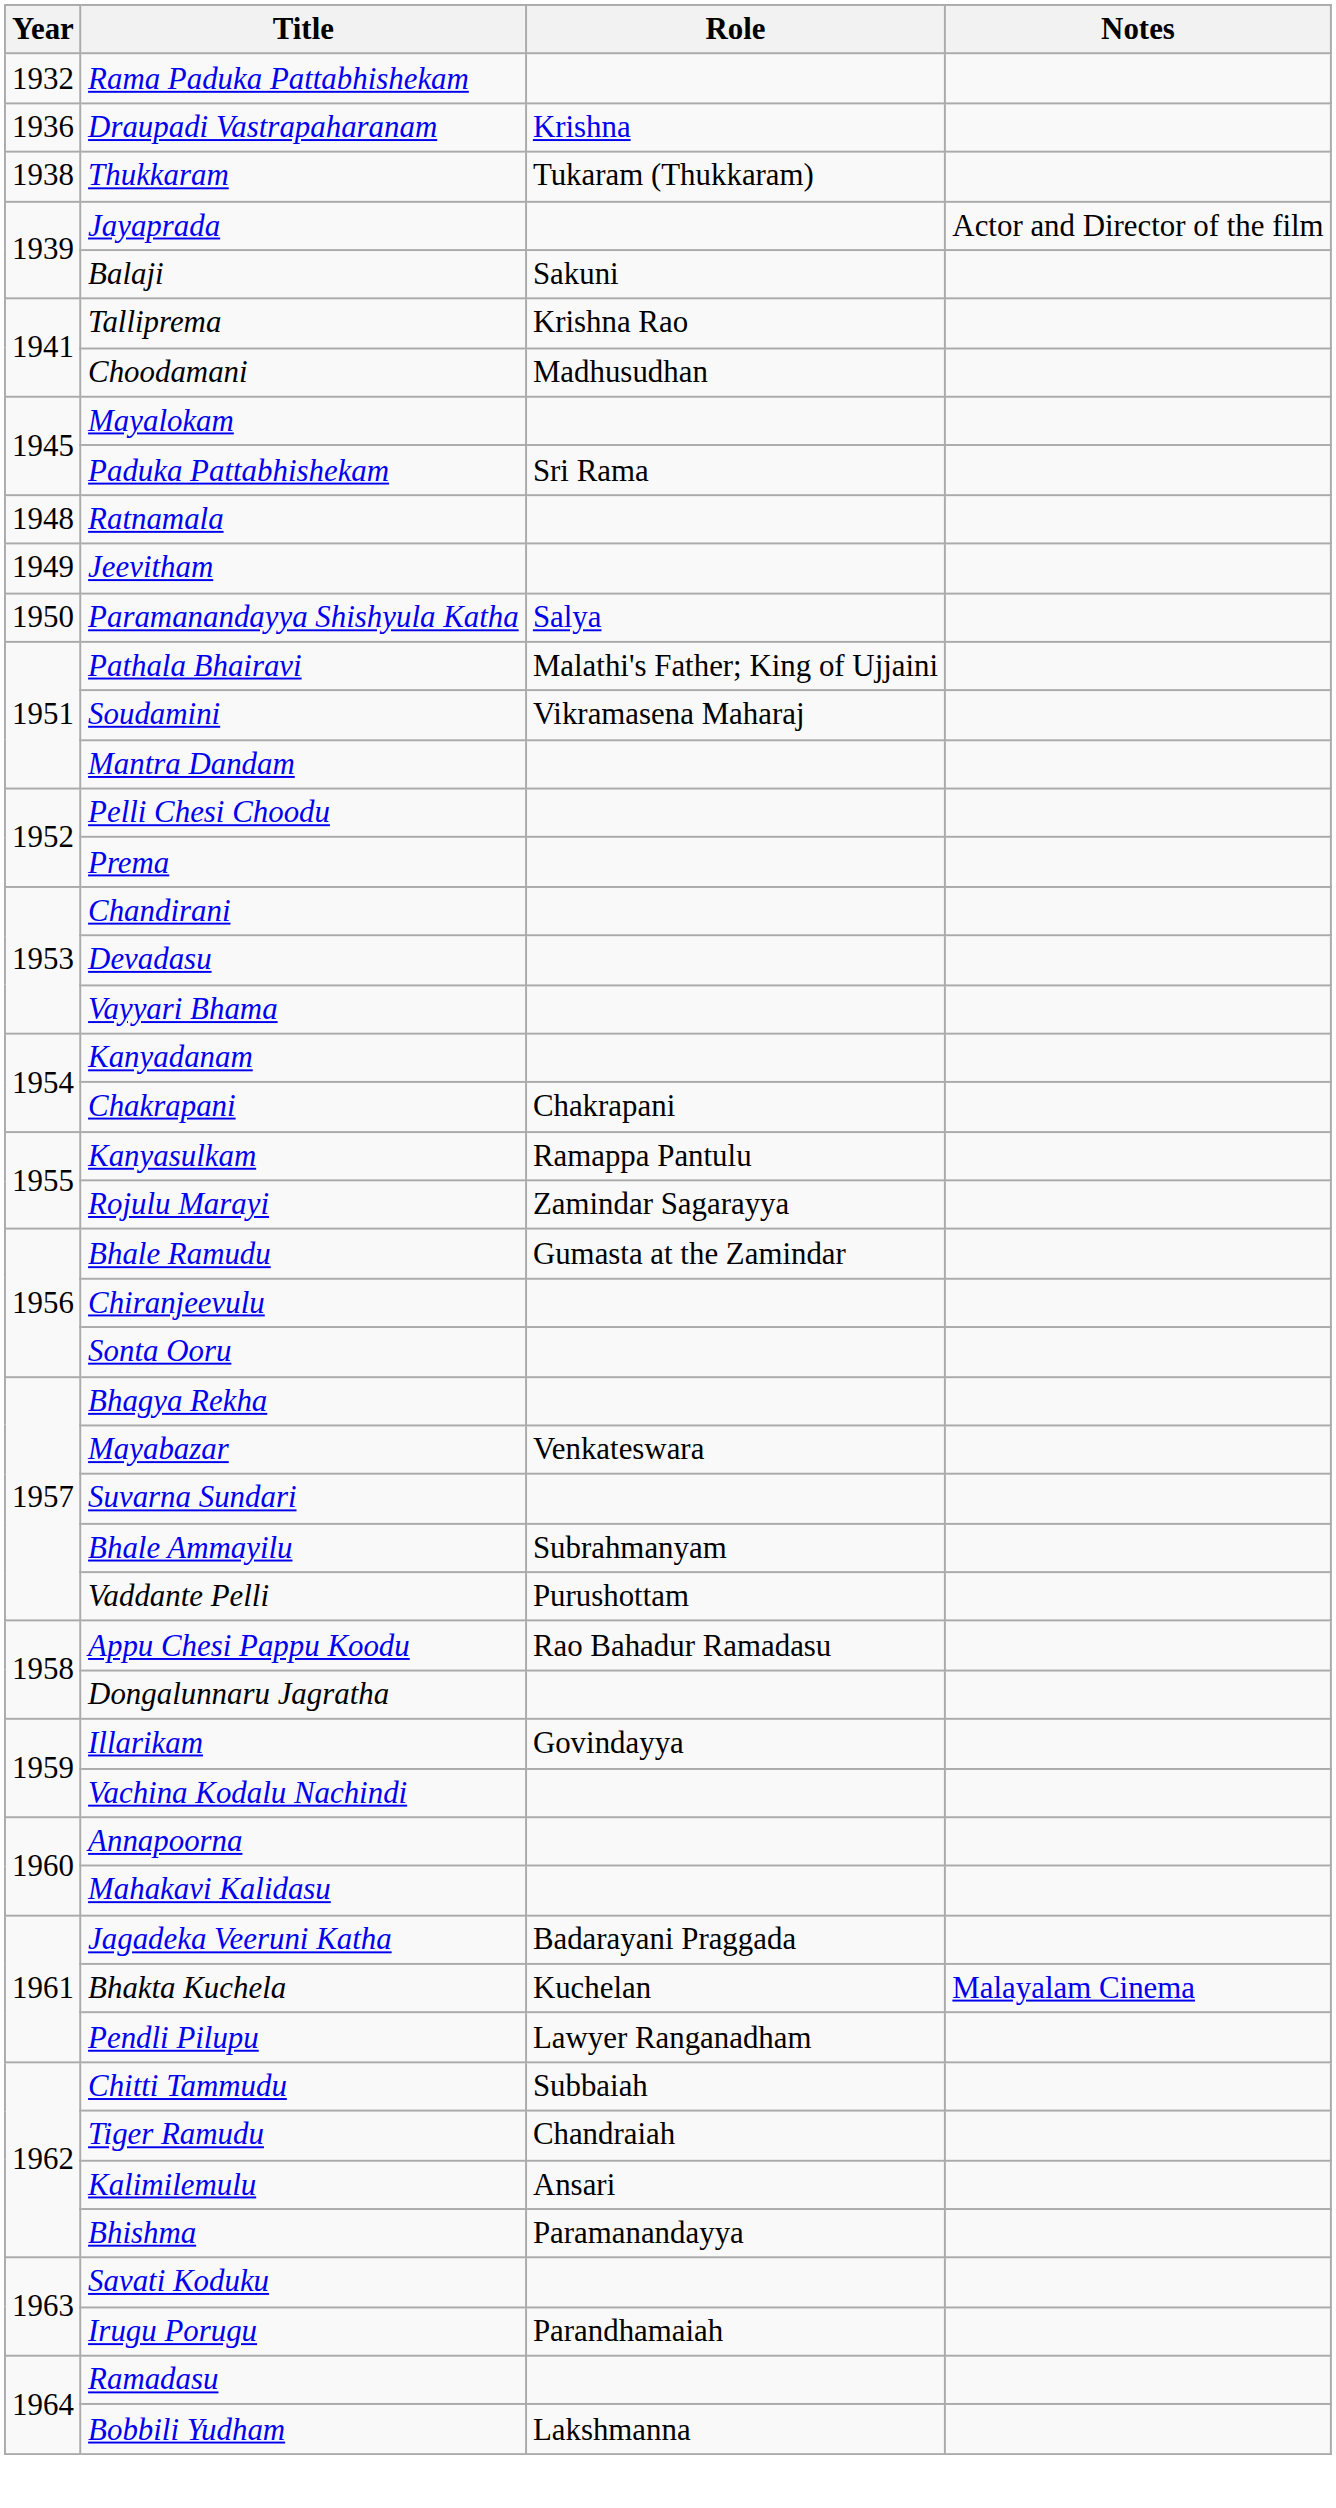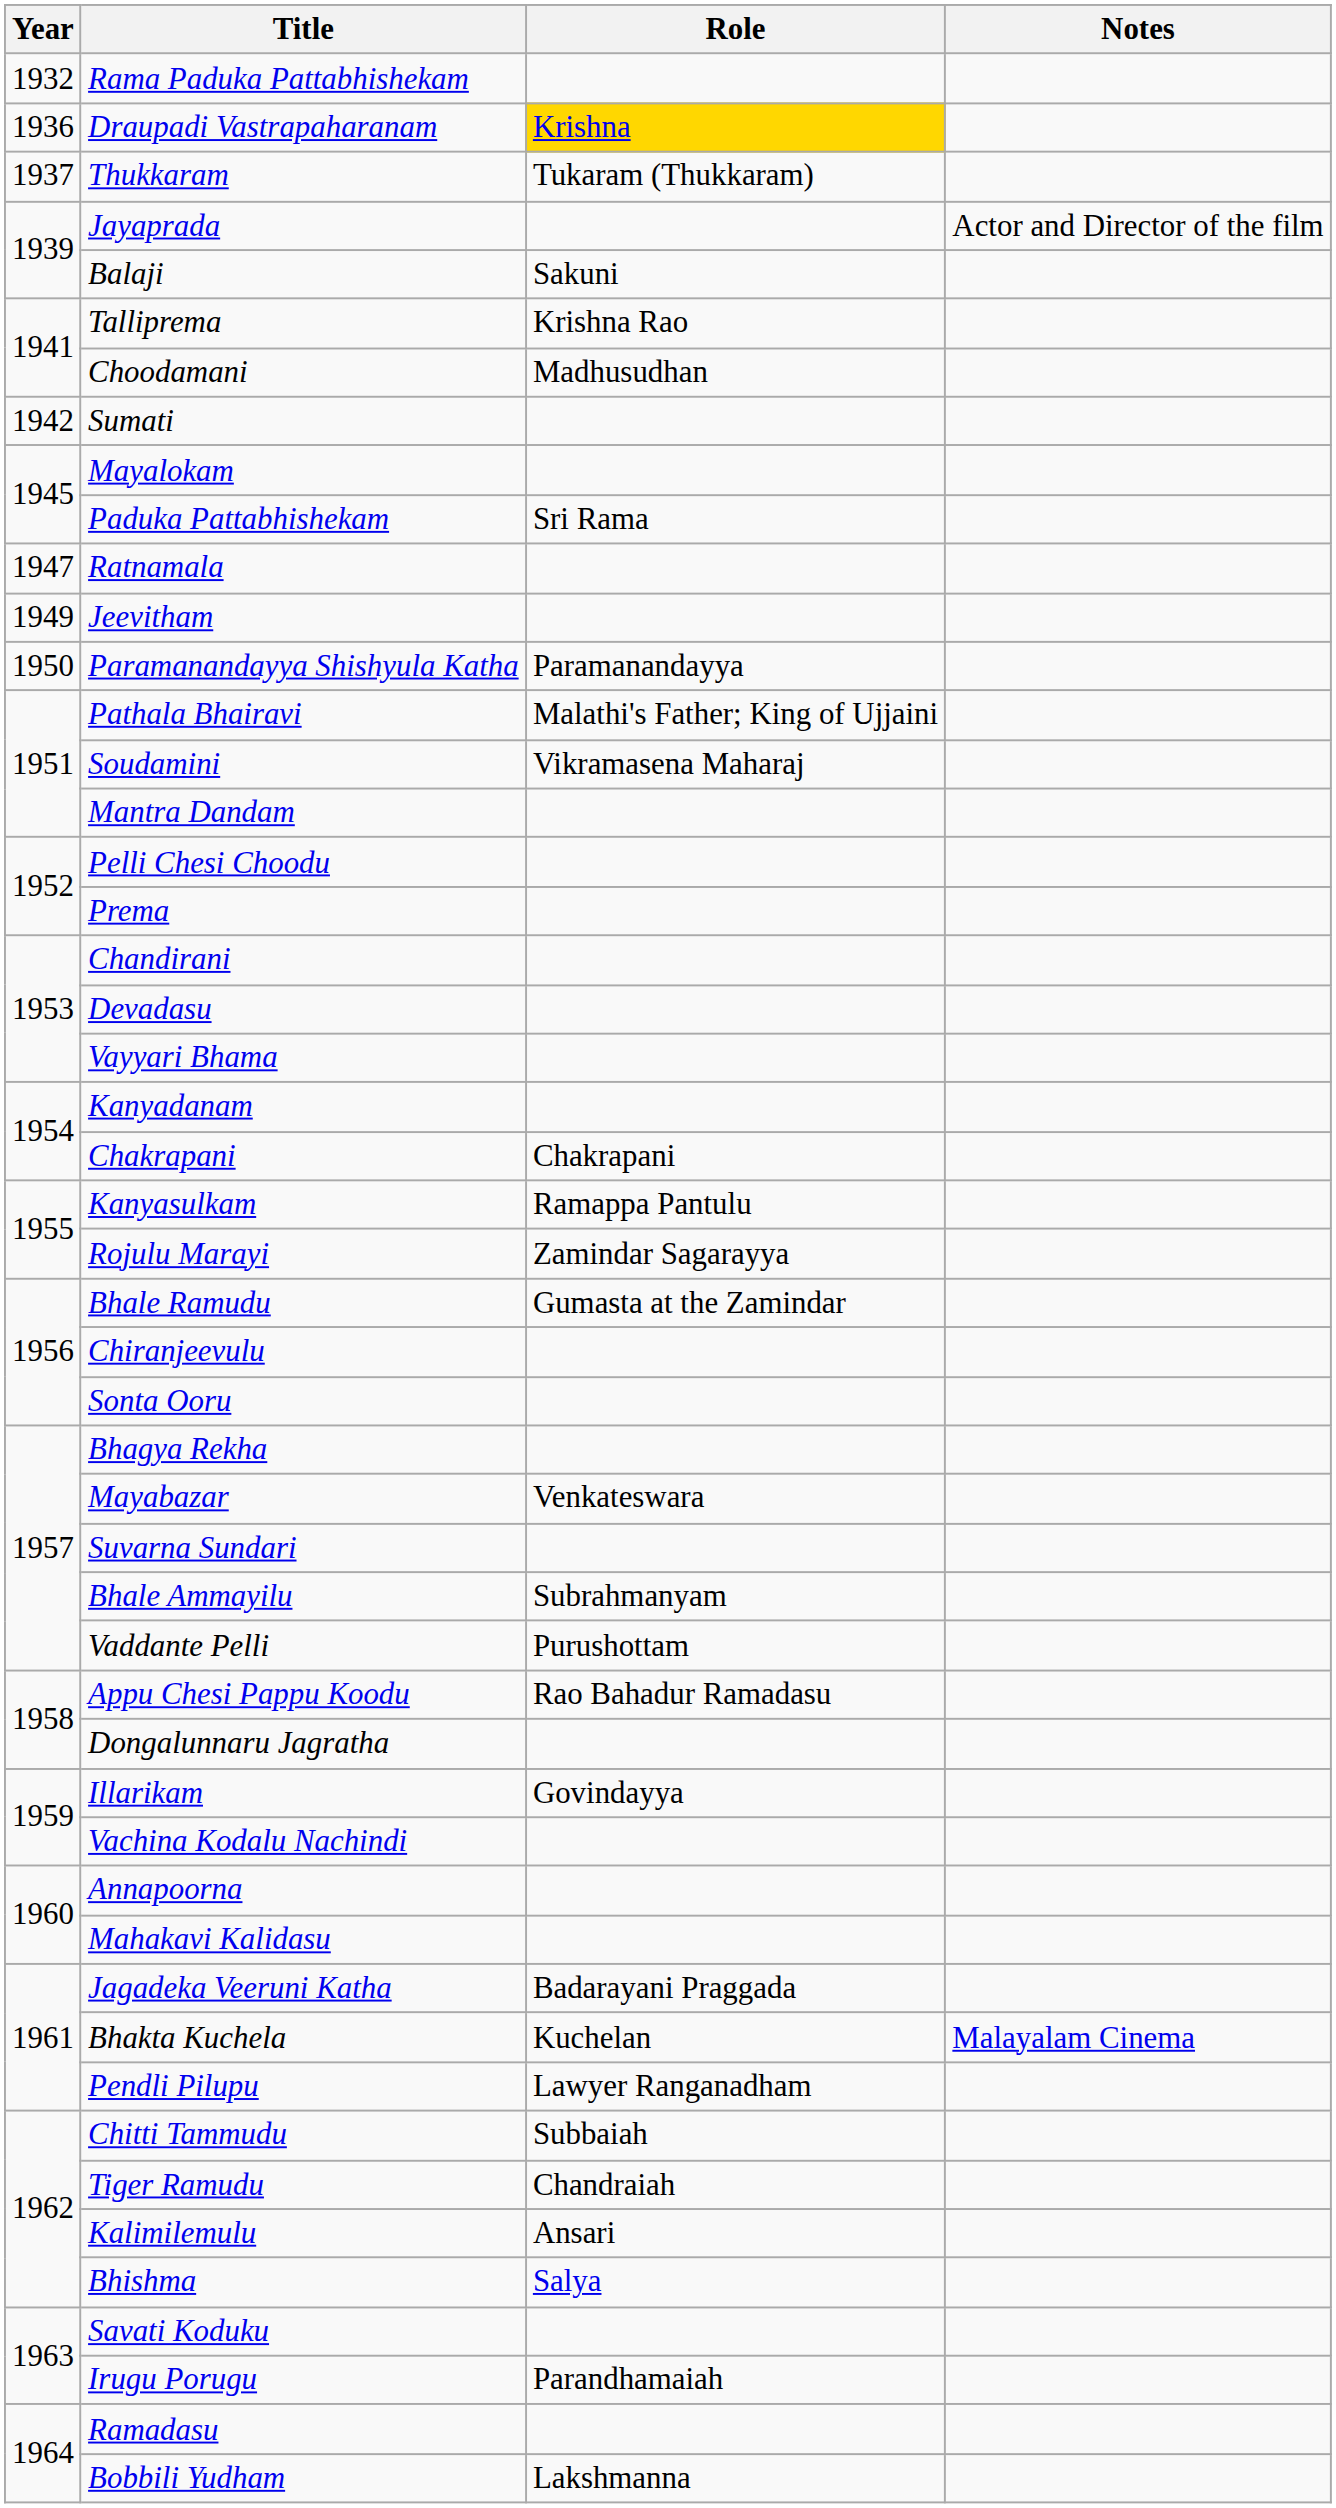(582, 126) no background -> (582, 126) gold background
(43, 175) 1938 -> (43, 175) 1937
+ row: (131, 420)
(43, 518) 1948 -> (43, 567) 1947
(567, 616) Salya -> (638, 665) Paramanandayya
(638, 2232) Paramanandayya -> (567, 2281) Salya
